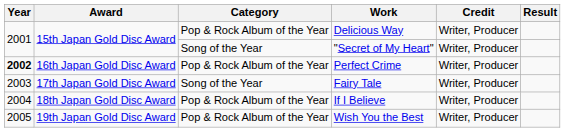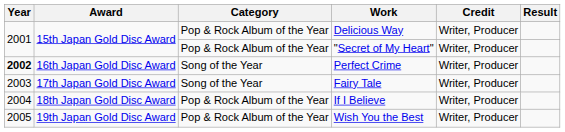(222, 48) Song of the Year -> (255, 48) Pop & Rock Album of the Year
(255, 65) Pop & Rock Album of the Year -> (222, 65) Song of the Year
